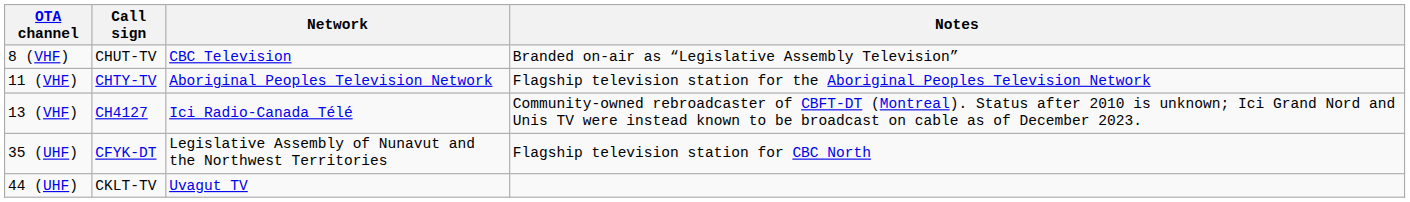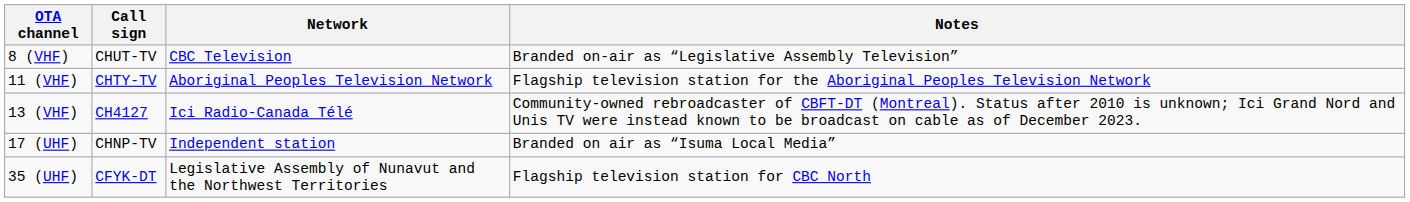+ row: (43, 145)
- row: (43, 185)
